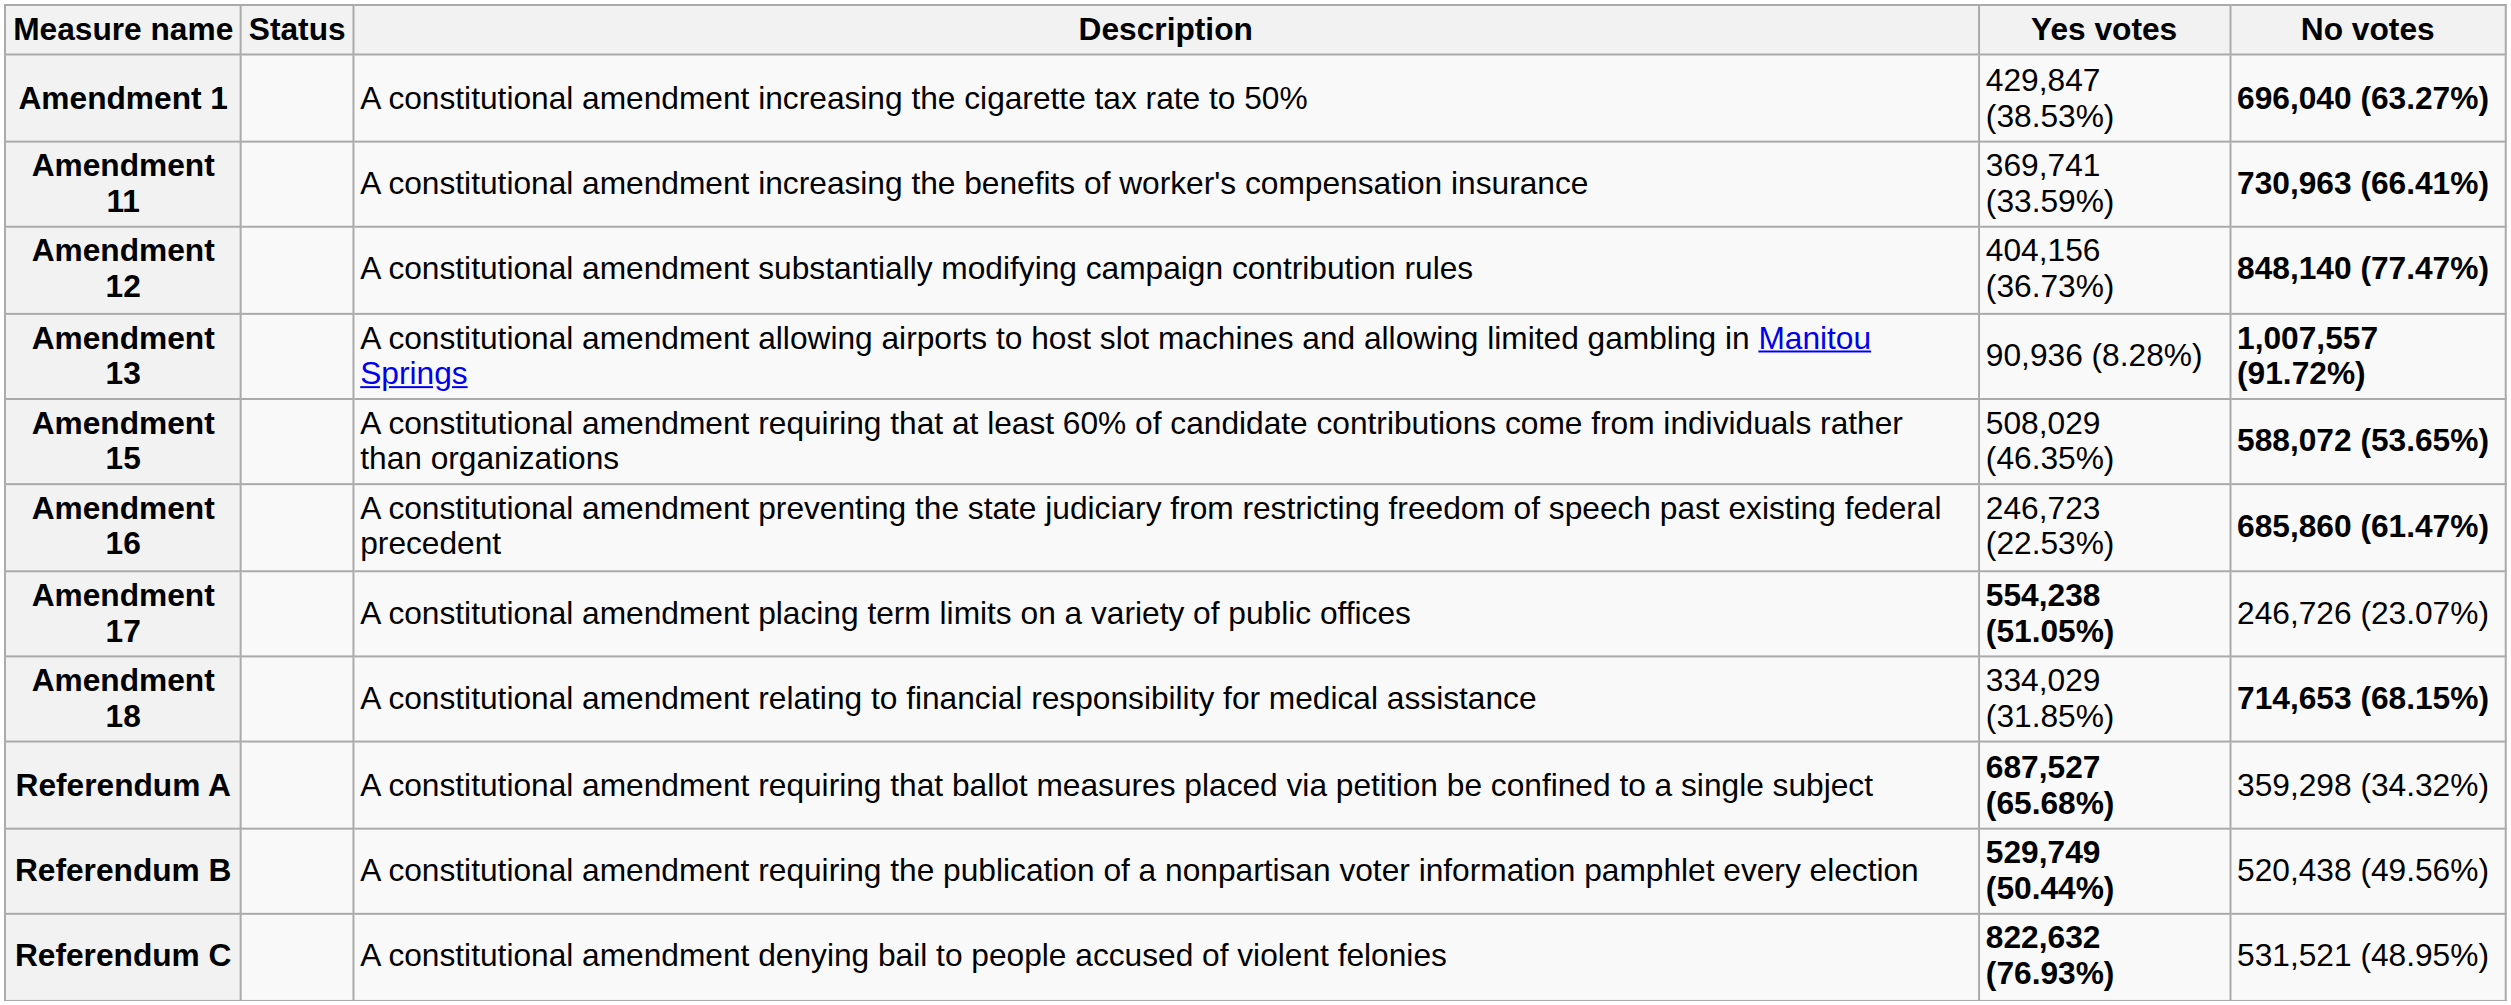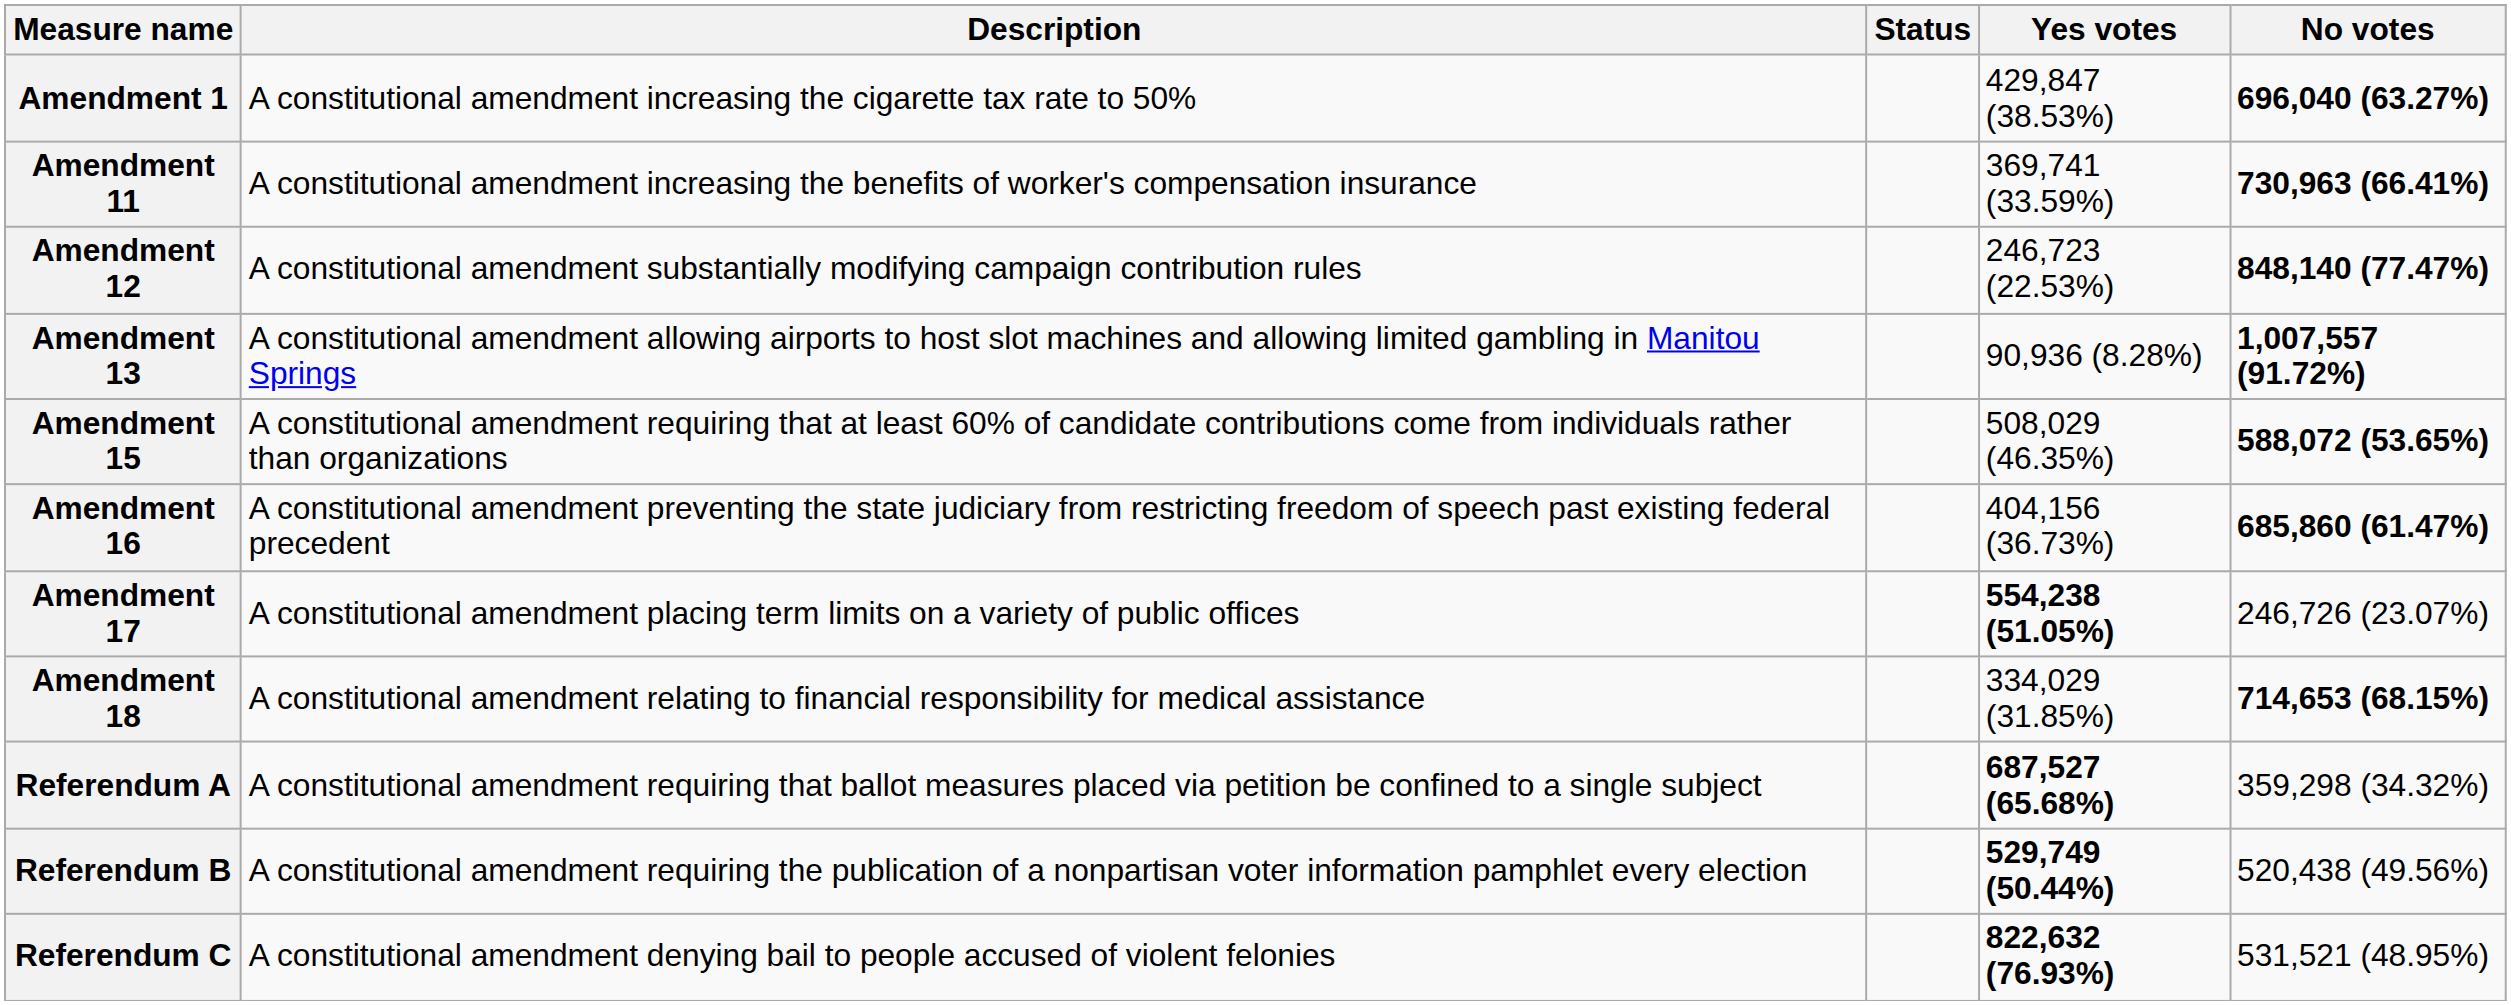columns swapped: (1166, 29) <-> (297, 29)
(2050, 269) 404,156 (36.73%) -> (2050, 269) 246,723 (22.53%)
(2050, 527) 246,723 (22.53%) -> (2050, 527) 404,156 (36.73%)
